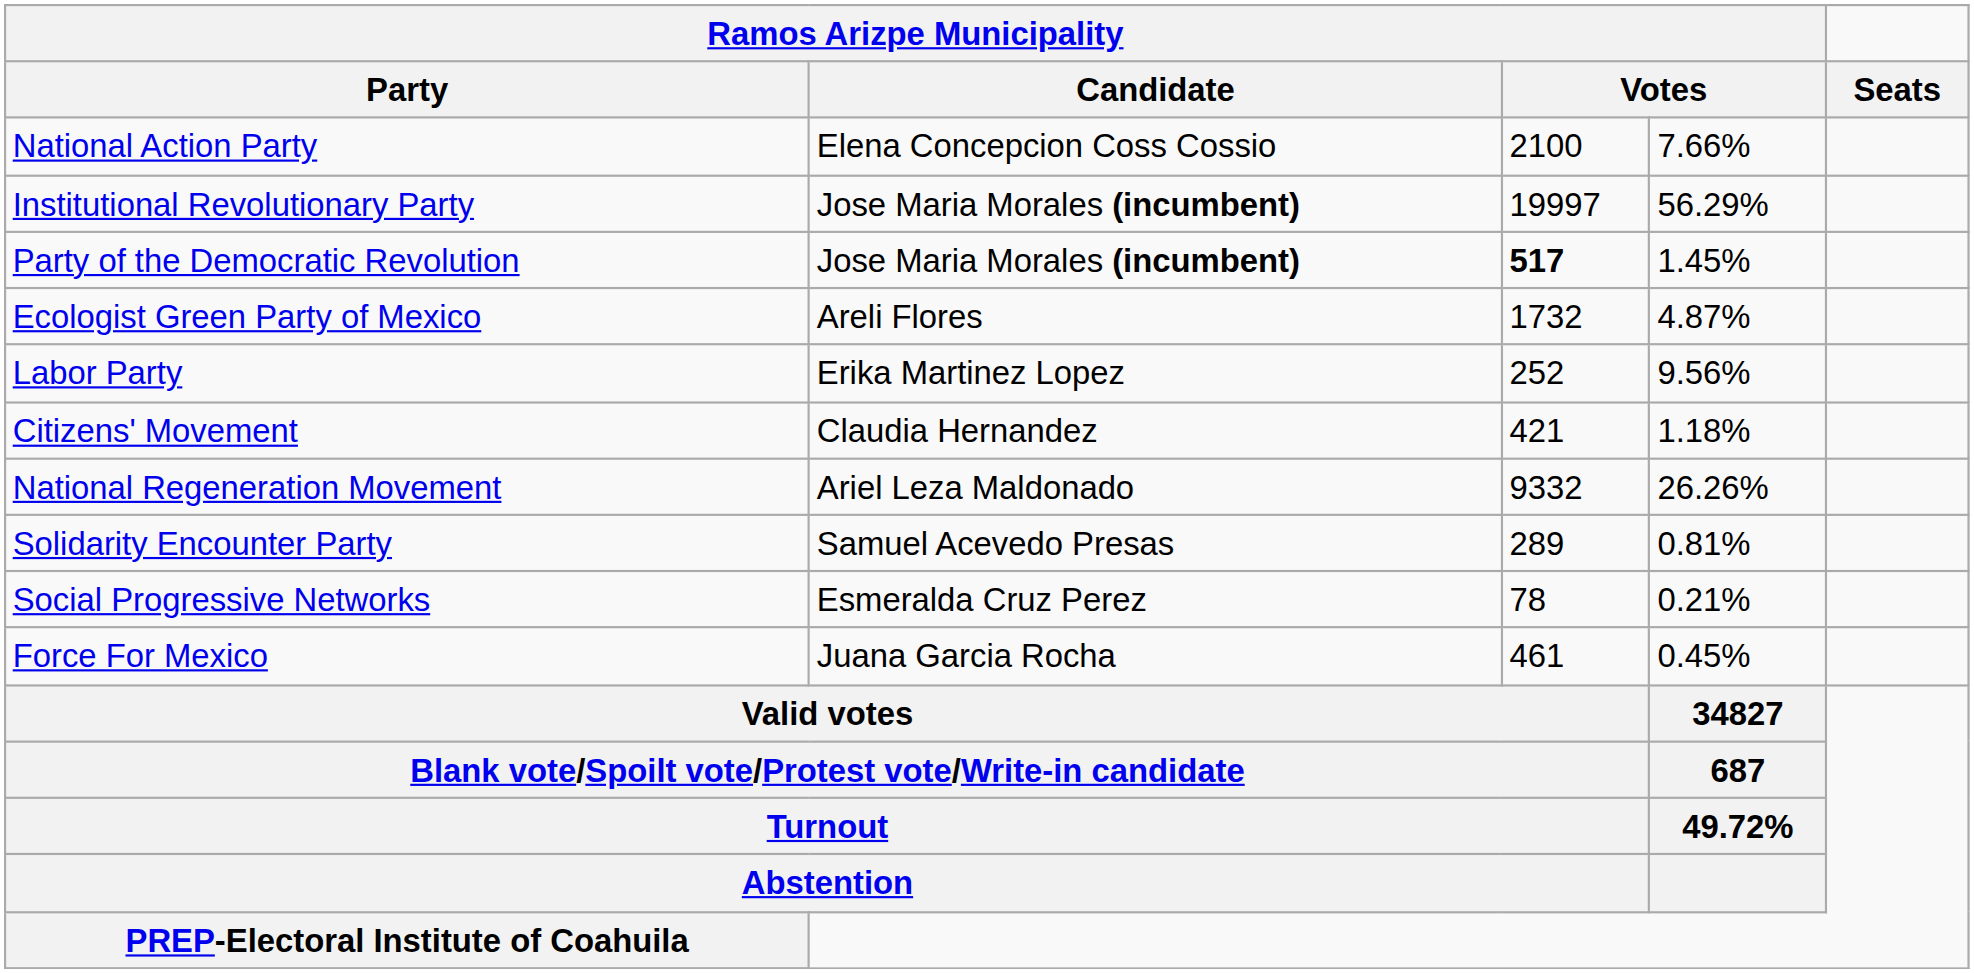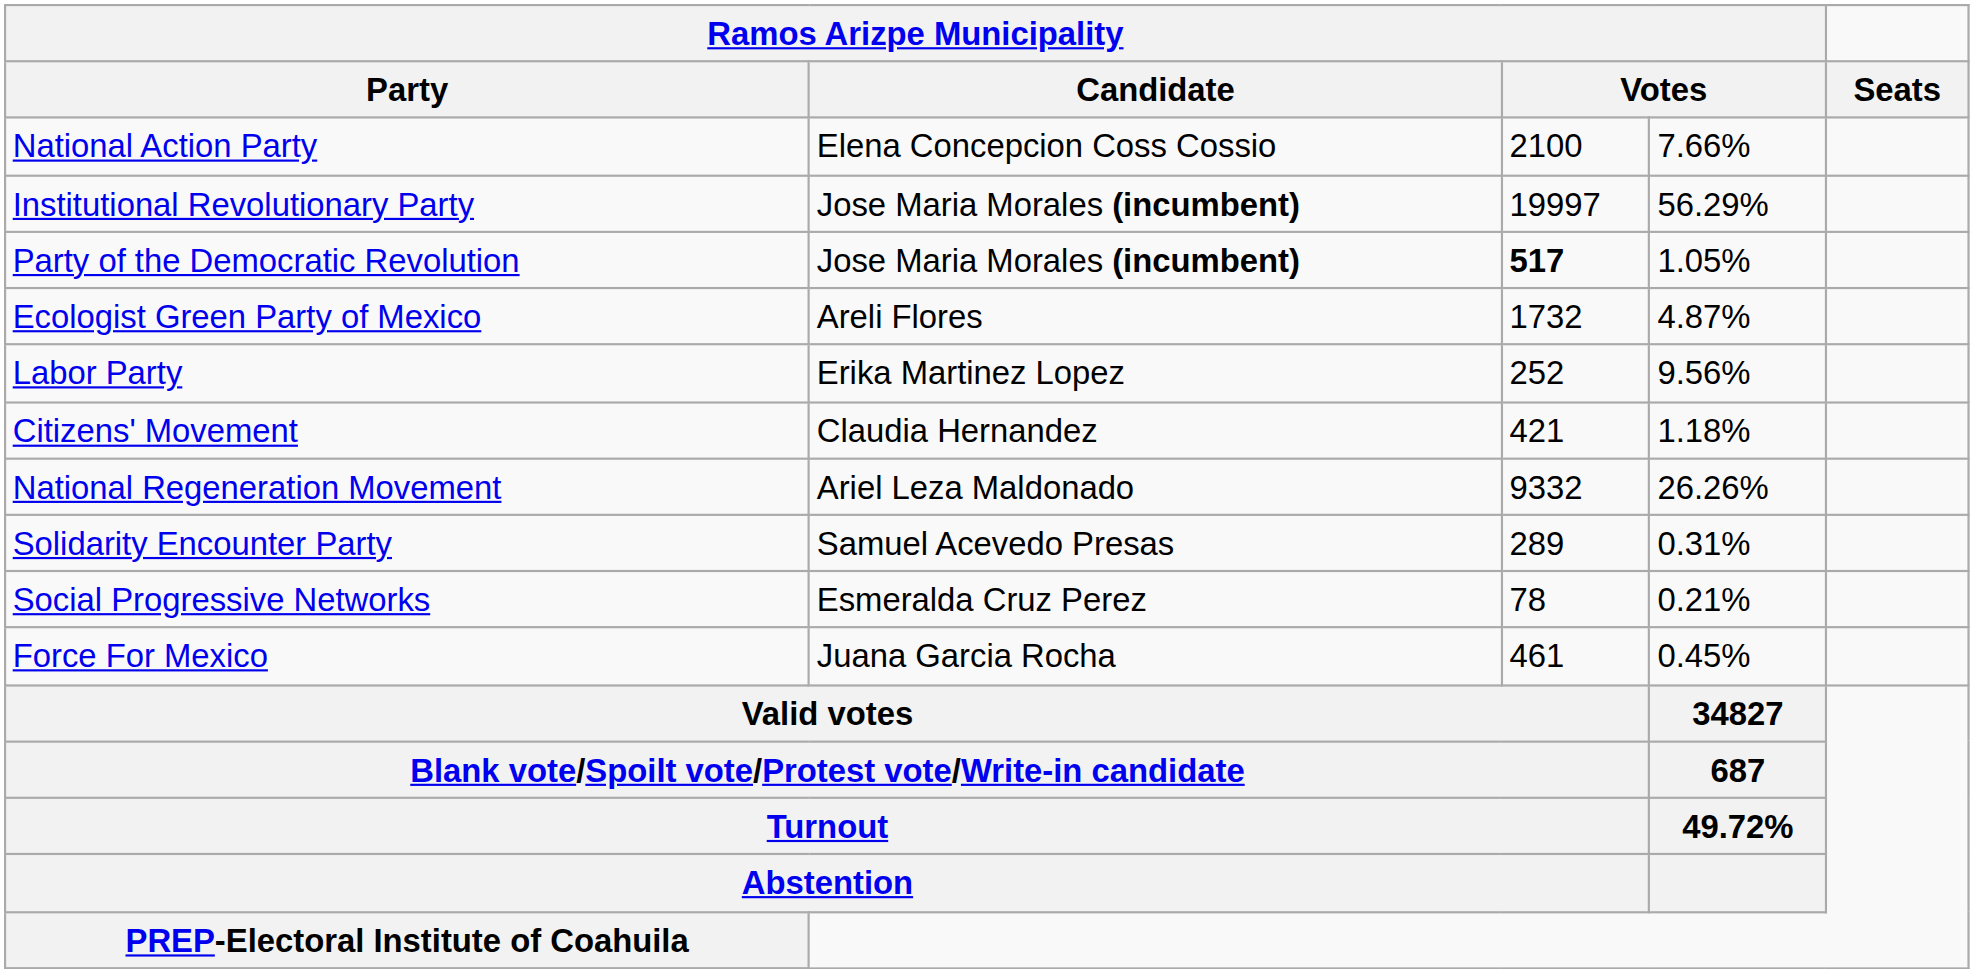(1704, 260) 1.45% -> (1704, 260) 1.05%
(1704, 543) 0.81% -> (1704, 543) 0.31%
